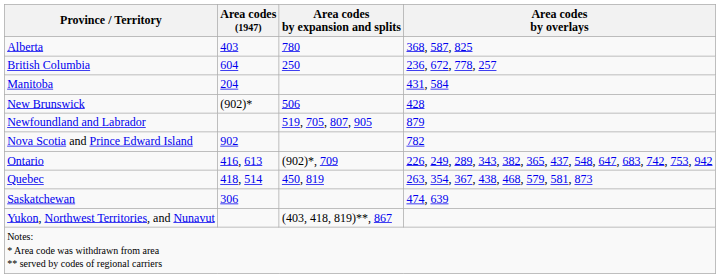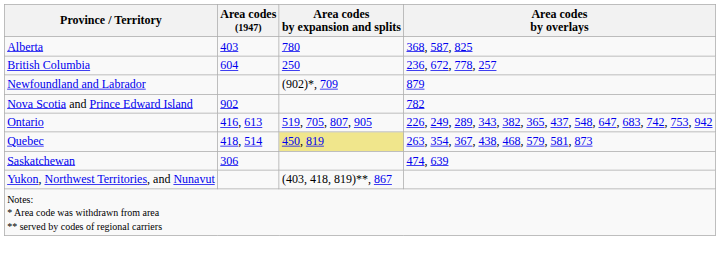- row: (30, 84)
- row: (46, 103)
(327, 122) 519, 705, 807, 905 -> (310, 84) (902)*, 709
(310, 160) (902)*, 709 -> (327, 122) 519, 705, 807, 905
(303, 179) no background -> (303, 141) khaki background
